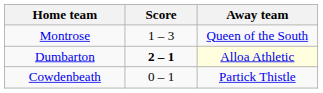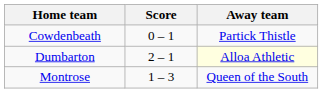rows swapped: (65, 77) <-> (65, 35)
(161, 56) bold -> (161, 56) normal
